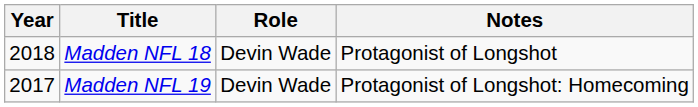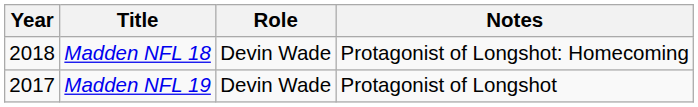(449, 53) Protagonist of Longshot -> (515, 53) Protagonist of Longshot: Homecoming
(515, 85) Protagonist of Longshot: Homecoming -> (449, 85) Protagonist of Longshot
